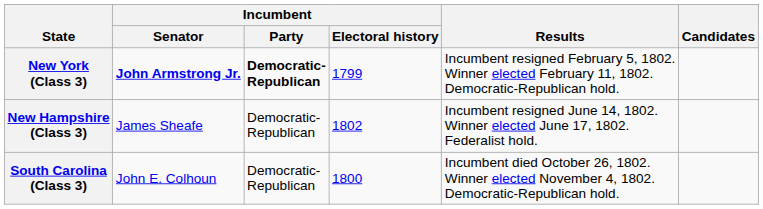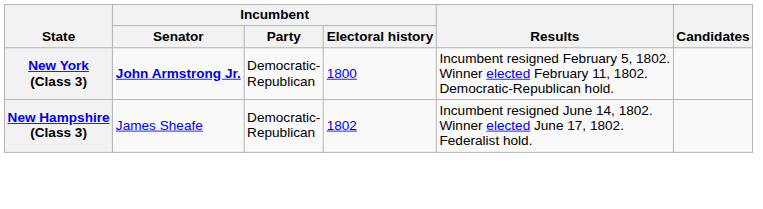(286, 73) bold -> (284, 73) normal
(347, 73) 1799 -> (342, 73) 1800
- row: (59, 178)
